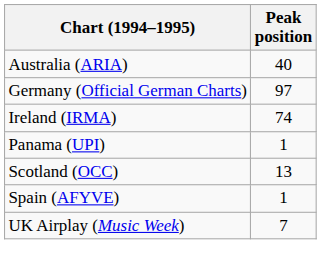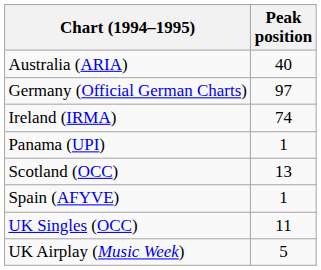+ row: (73, 225)
(283, 225) 7 -> (283, 252) 5
